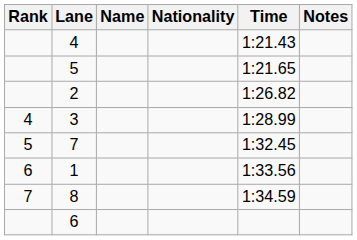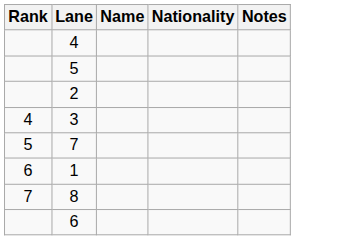- column: (269, 17)
